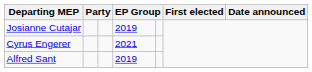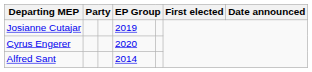(126, 43) 2021 -> (126, 43) 2020
(126, 59) 2019 -> (126, 59) 2014
